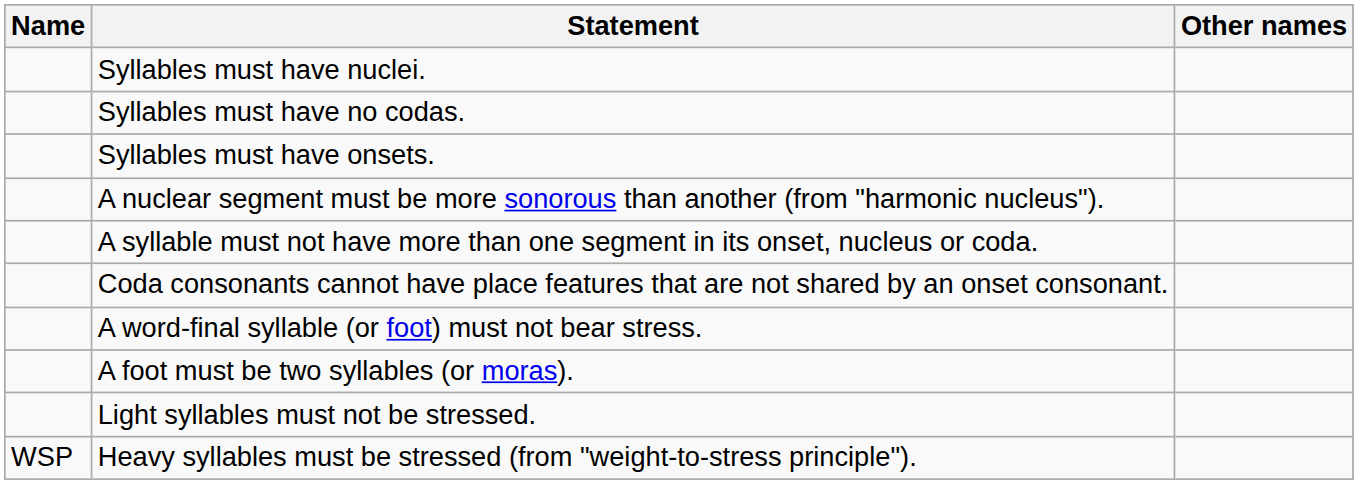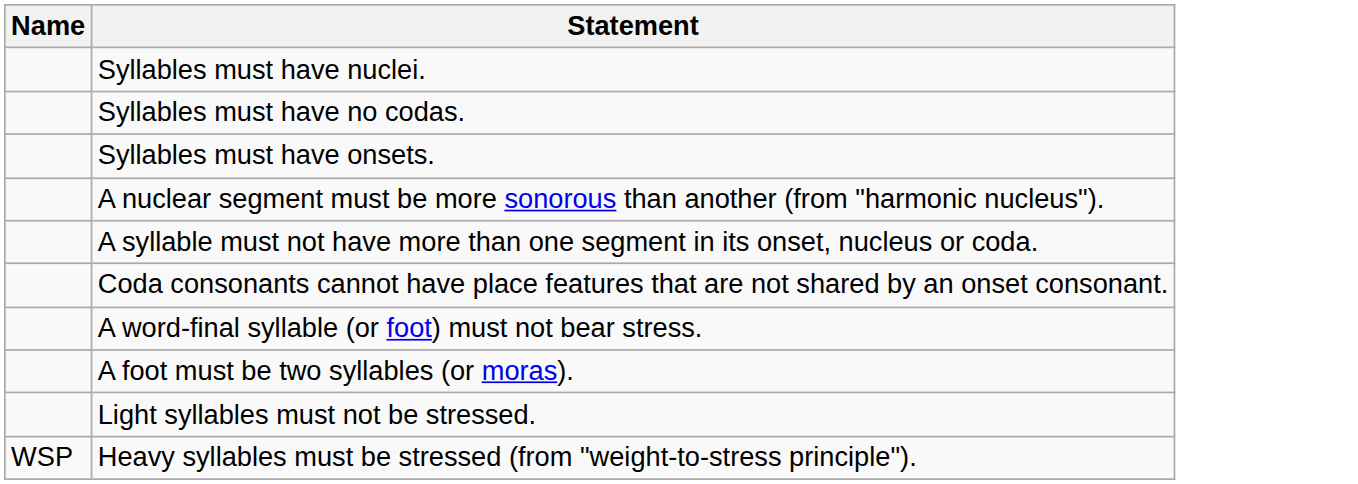- column: (1264, 26)
